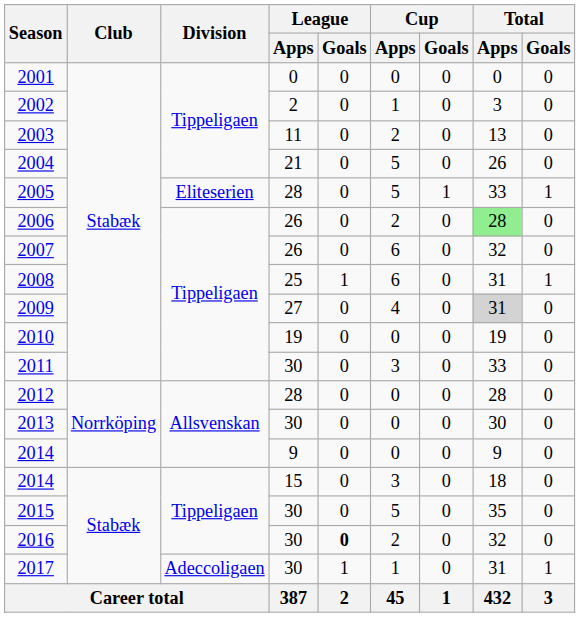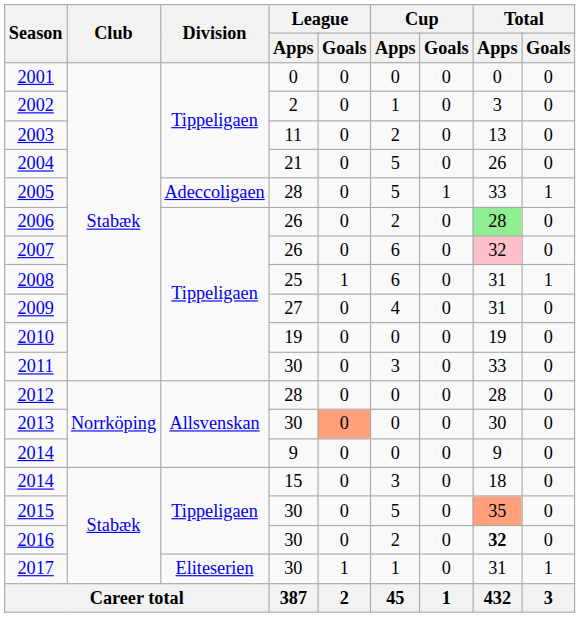(215, 192) Eliteserien -> (215, 192) Adeccoligaen
(497, 250) no background -> (497, 250) pink background
(497, 308) lightgrey background -> (497, 308) no background
(344, 423) no background -> (344, 423) lightsalmon background
(497, 510) no background -> (497, 510) lightsalmon background
(344, 539) bold -> (344, 539) normal
(497, 539) normal -> (497, 539) bold
(215, 568) Adeccoligaen -> (215, 568) Eliteserien
